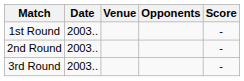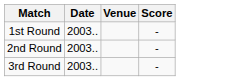- column: (171, 13)
